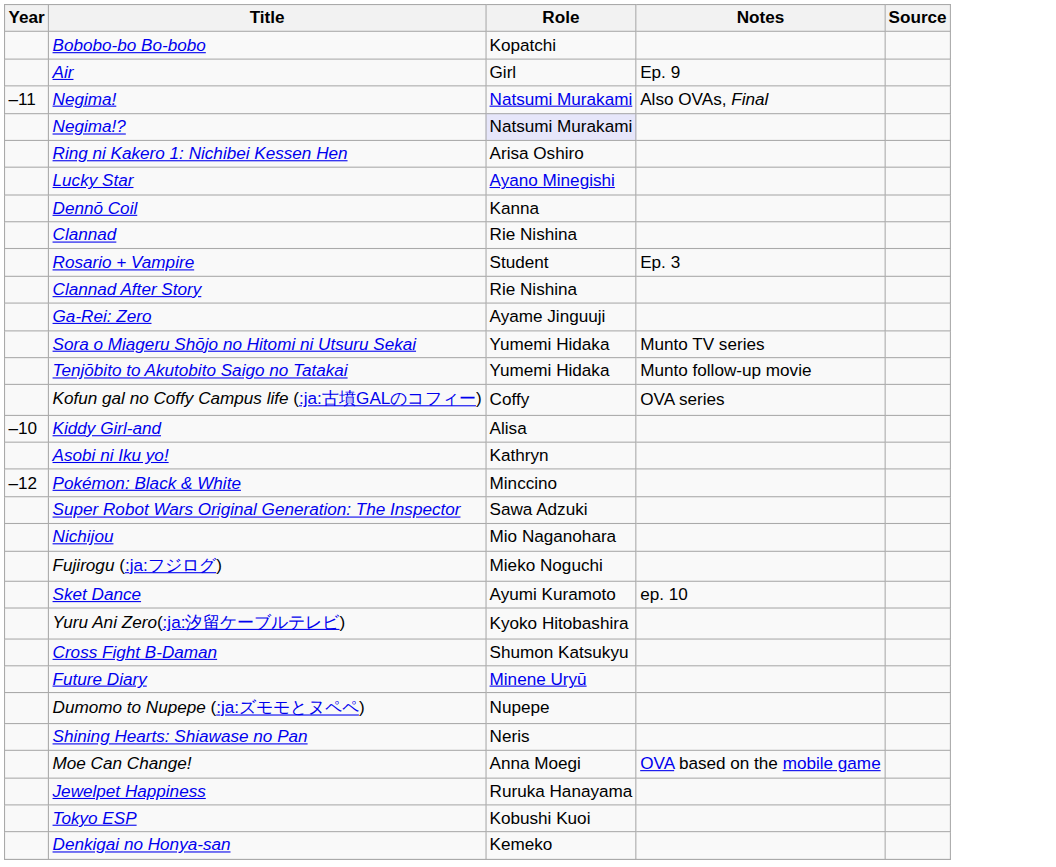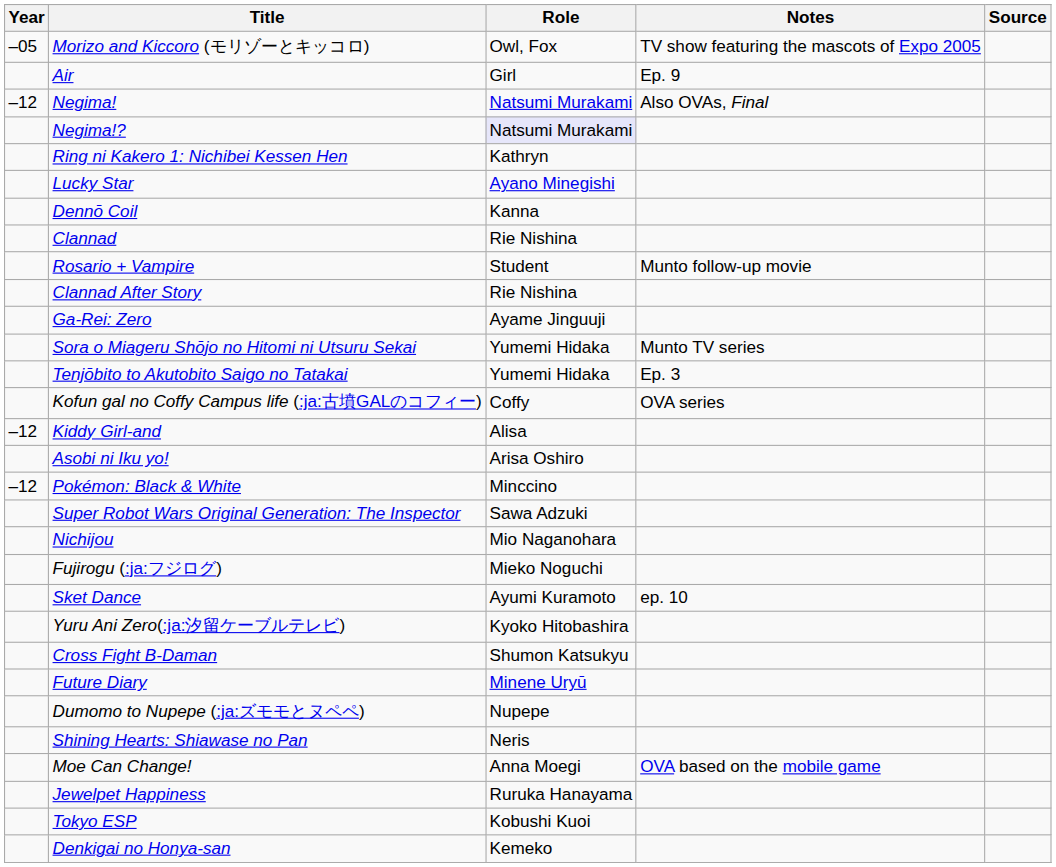- row: (129, 45)
+ row: (211, 46)
(22, 99) –11 -> (23, 102) –12
(537, 153) Arisa Oshiro -> (519, 157) Kathryn
(660, 262) Ep. 3 -> (726, 265) Munto follow-up movie
(726, 371) Munto follow-up movie -> (660, 374) Ep. 3
(23, 428) –10 -> (23, 431) –12
(519, 455) Kathryn -> (537, 458) Arisa Oshiro
